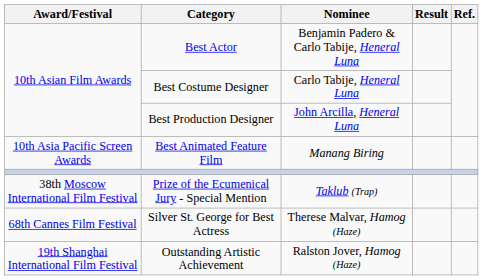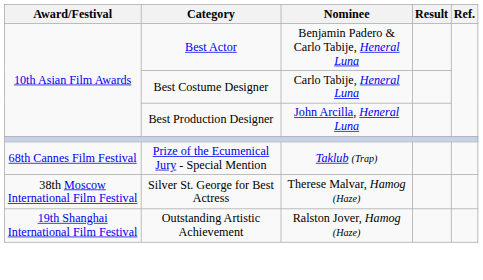- row: (211, 152)
(73, 191) 38th Moscow International Film Festival -> (73, 158) 68th Cannes Film Festival
(73, 224) 68th Cannes Film Festival -> (73, 191) 38th Moscow International Film Festival
